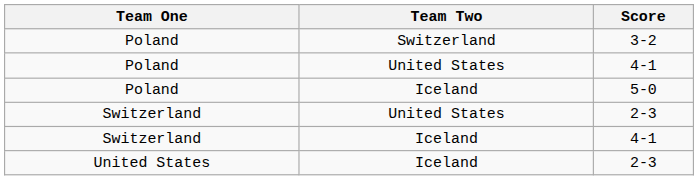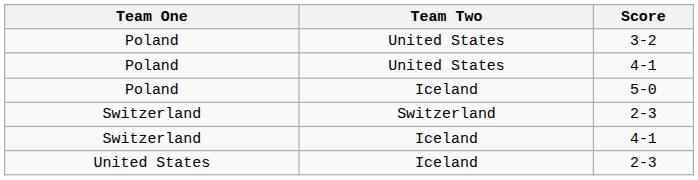(446, 41) Switzerland -> (446, 41) United States
(446, 114) United States -> (446, 114) Switzerland
